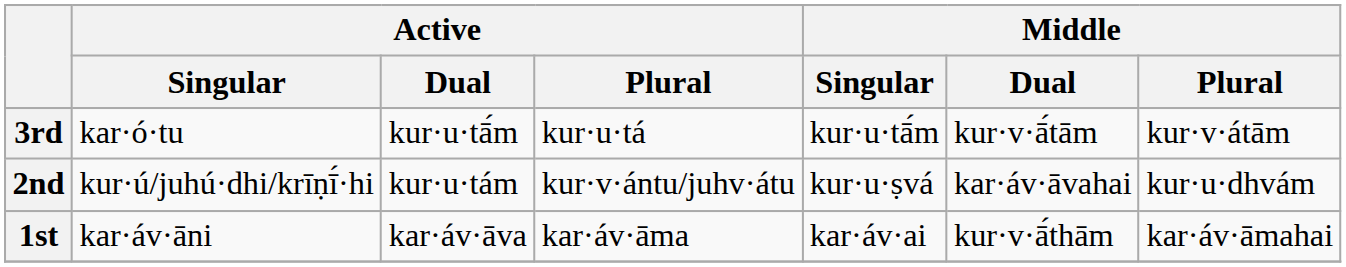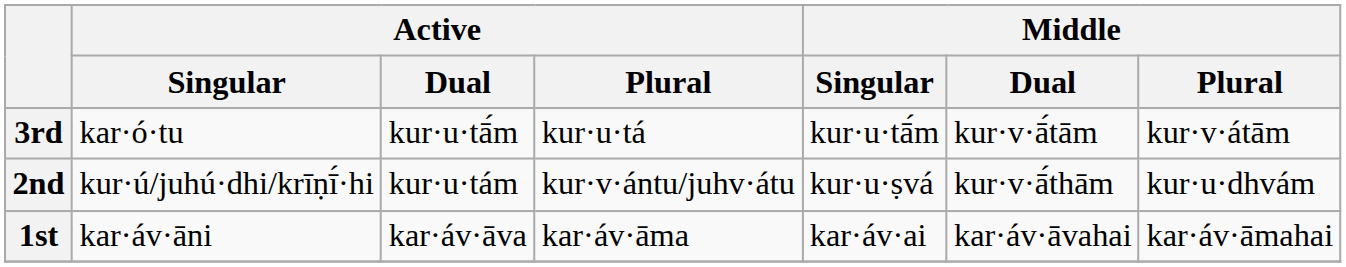(1043, 183) kar·áv·āvahai -> (1034, 183) kur·v·ā́thām
(1034, 235) kur·v·ā́thām -> (1043, 235) kar·áv·āvahai
